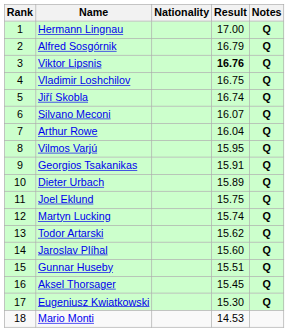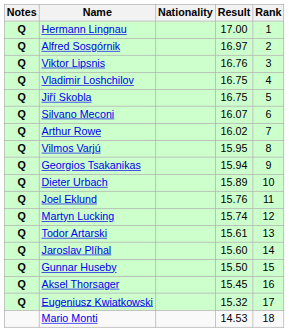columns swapped: (20, 13) <-> (267, 13)
(230, 47) 16.79 -> (234, 47) 16.97
(230, 64) bold -> (234, 64) normal
(230, 98) 16.74 -> (234, 98) 16.75
(230, 132) 16.04 -> (234, 132) 16.02
(230, 166) 15.91 -> (234, 166) 15.94
(230, 200) 15.75 -> (234, 200) 15.76
(230, 234) 15.62 -> (234, 234) 15.61
(230, 268) 15.51 -> (234, 268) 15.50
(230, 302) 15.30 -> (234, 302) 15.32
